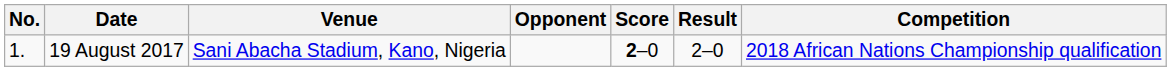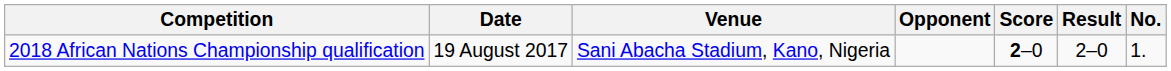columns swapped: (25, 19) <-> (954, 19)
